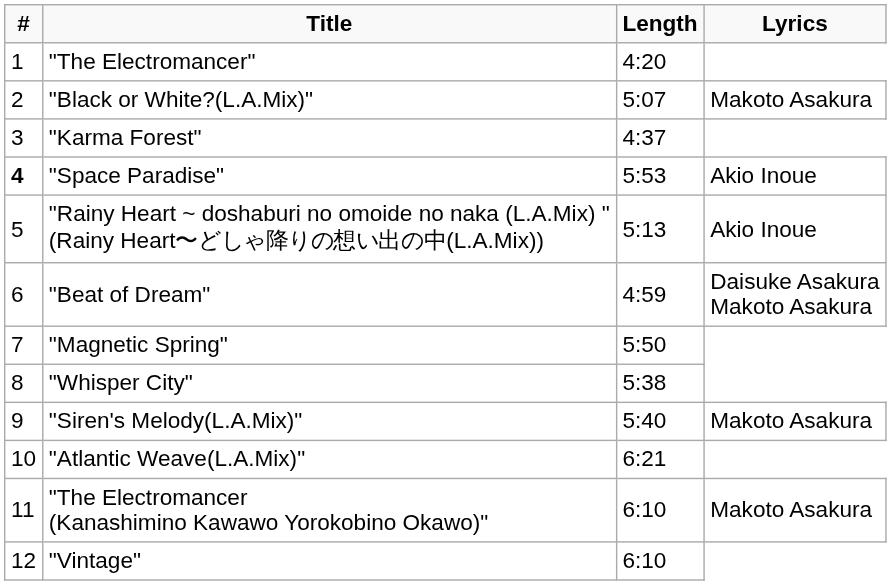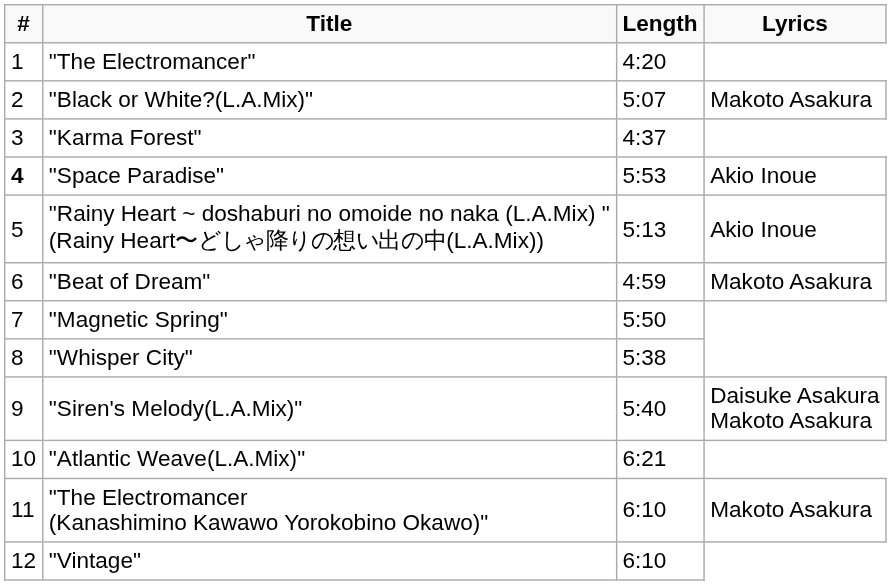(795, 294) Daisuke Asakura Makoto Asakura -> (791, 281) Makoto Asakura
(791, 421) Makoto Asakura -> (795, 408) Daisuke Asakura Makoto Asakura
